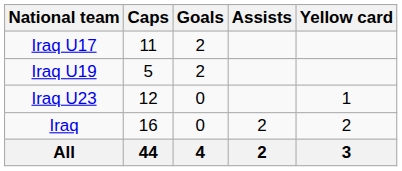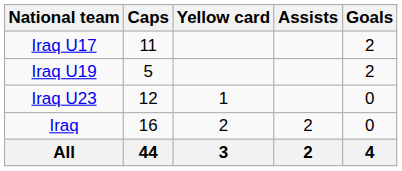columns swapped: (200, 17) <-> (347, 17)
